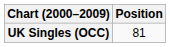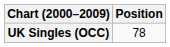(139, 33) 81 -> (139, 33) 78
